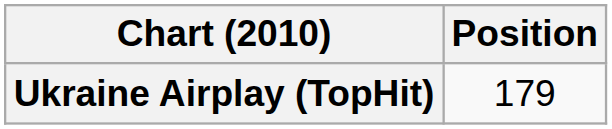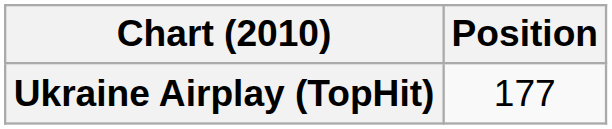(525, 92) 179 -> (525, 92) 177
